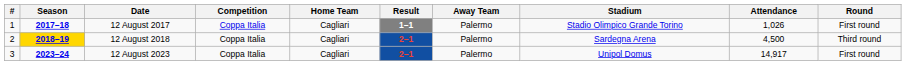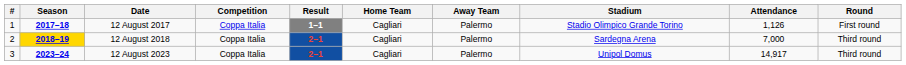columns swapped: (335, 11) <-> (406, 11)
(774, 25) 1,026 -> (774, 25) 1,126
(774, 39) 4,500 -> (774, 39) 7,000
(859, 54) First round -> (859, 54) Third round
